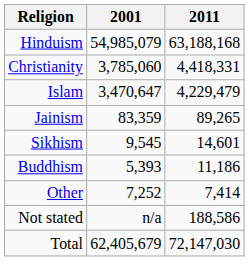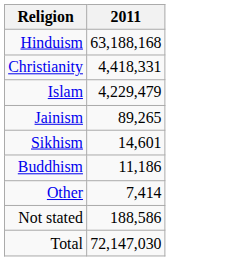- column: (126, 17)
